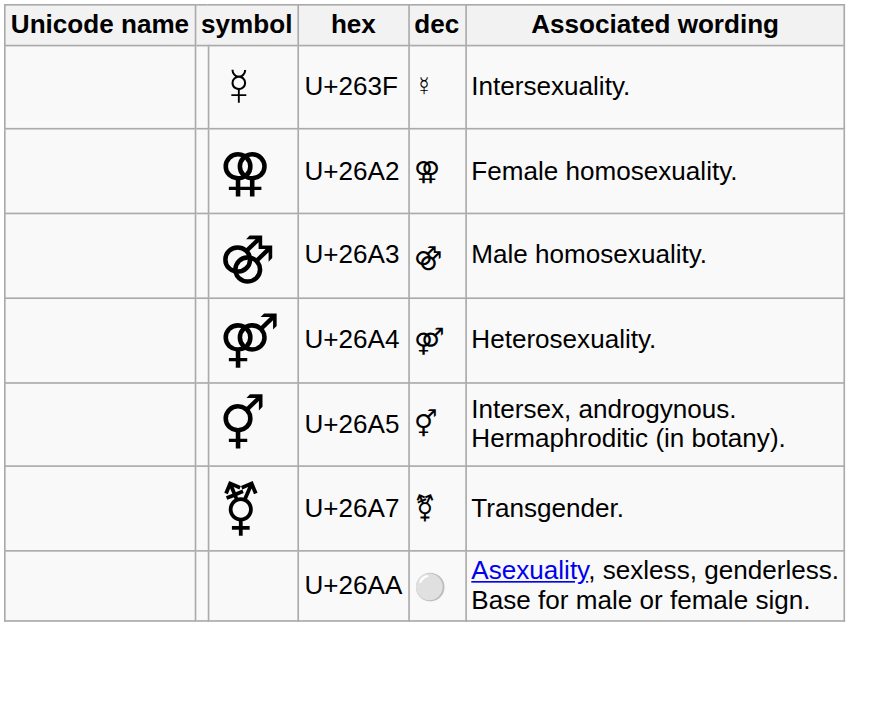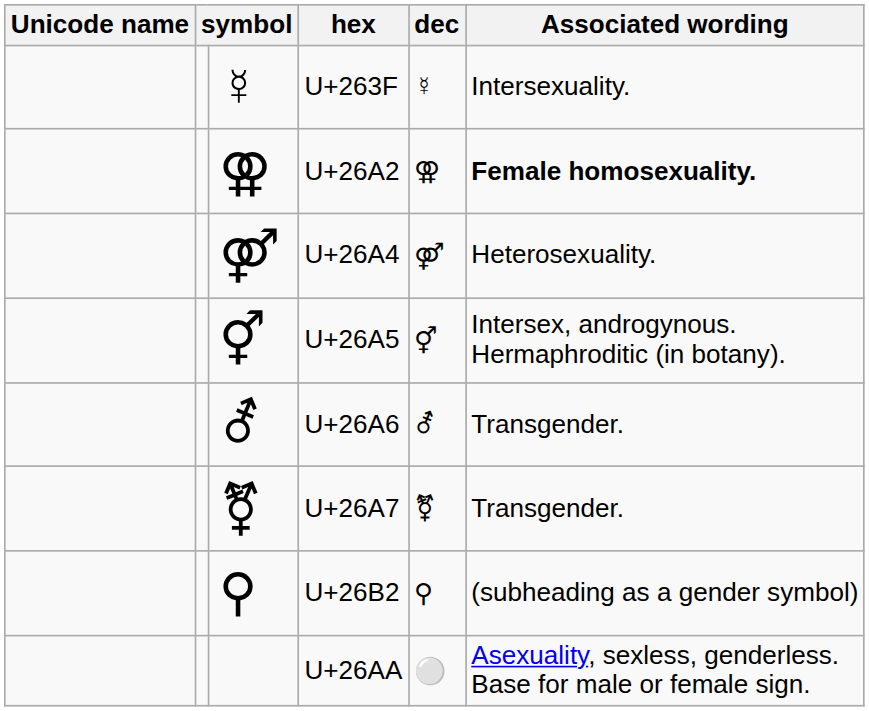(604, 170) normal -> (614, 170) bold
- row: (352, 255)
+ row: (352, 424)
+ row: (352, 592)
